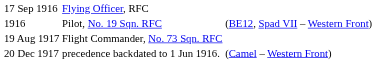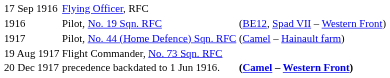+ row: (15, 38)
(278, 53) normal -> (296, 68) bold
